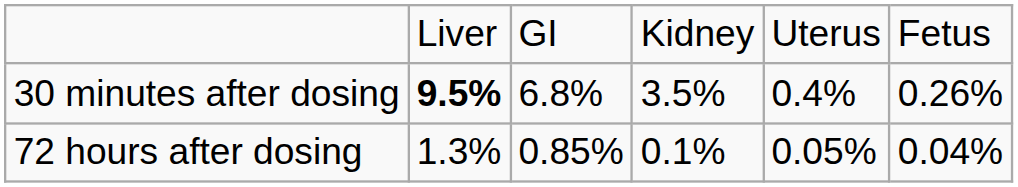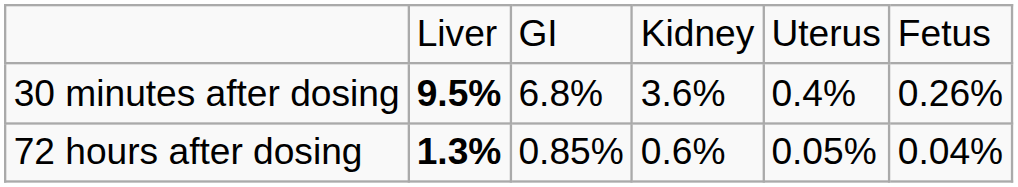(683, 92) 3.5% -> (683, 92) 3.6%
(459, 151) normal -> (459, 151) bold
(683, 151) 0.1% -> (683, 151) 0.6%
